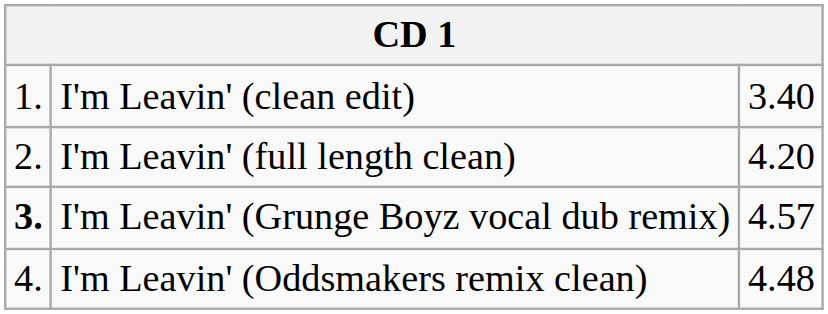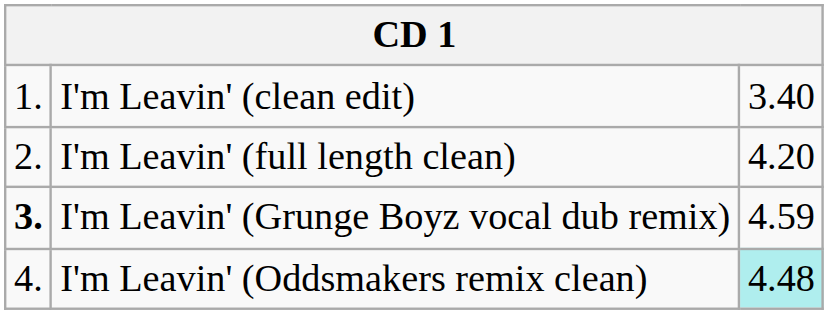(781, 216) 4.57 -> (781, 216) 4.59
(781, 277) no background -> (781, 277) paleturquoise background
